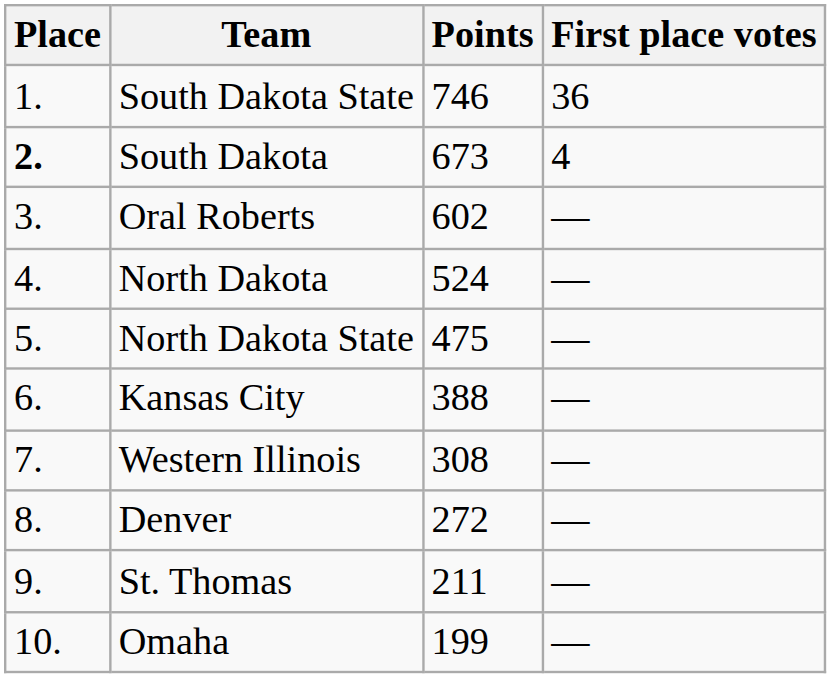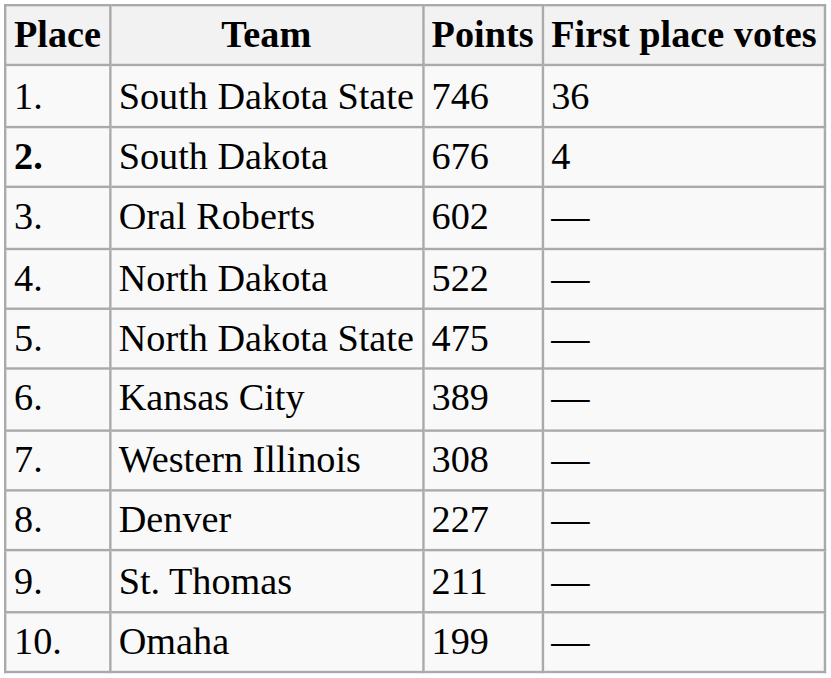(460, 156) 673 -> (460, 156) 676
(460, 277) 524 -> (460, 277) 522
(460, 398) 388 -> (460, 398) 389
(460, 519) 272 -> (460, 519) 227
